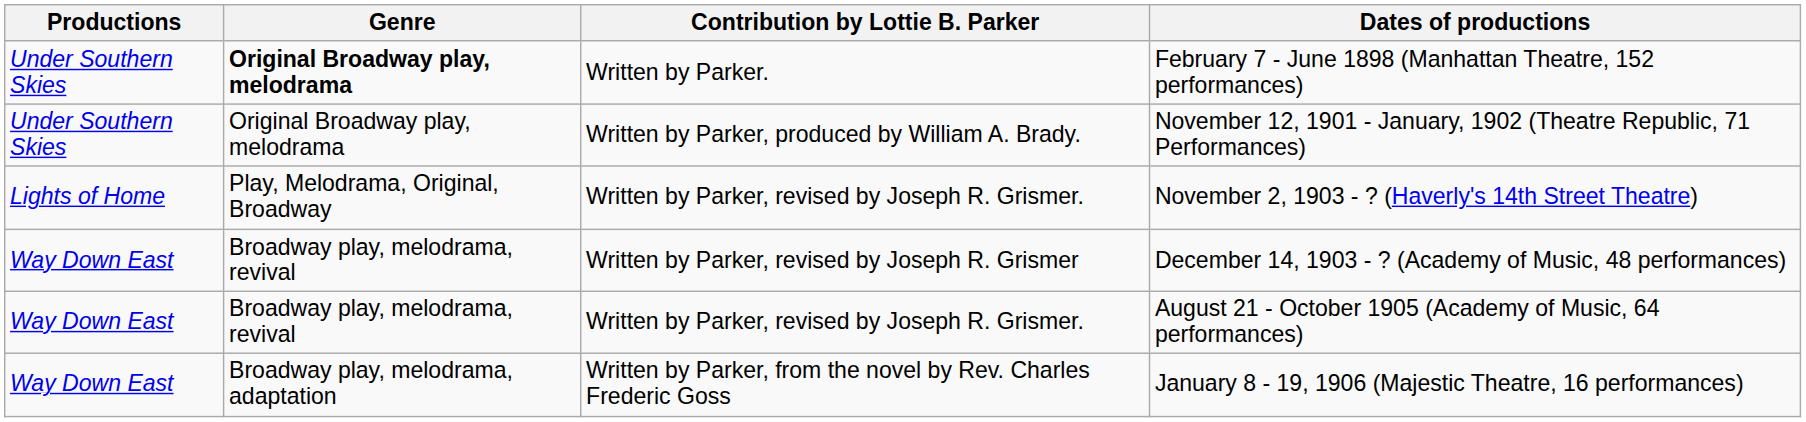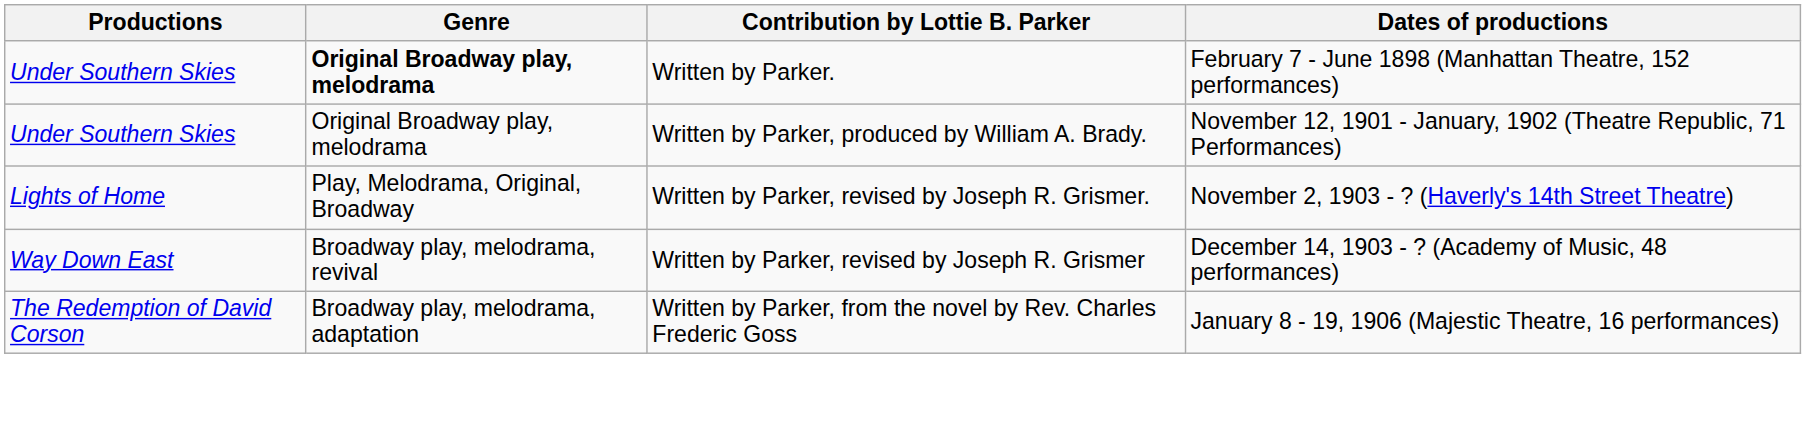- row: (1407, 322)
(92, 384) Way Down East -> (141, 322) The Redemption of David Corson
